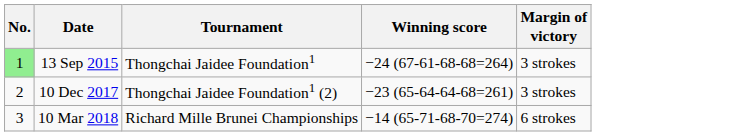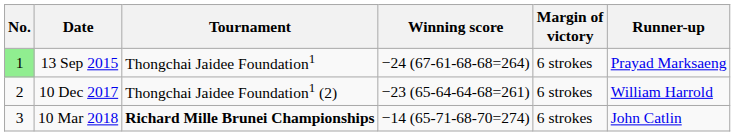+ column: (669, 26)
(548, 62) 3 strokes -> (565, 62) 6 strokes
(548, 91) 3 strokes -> (565, 91) 6 strokes
(242, 118) normal -> (250, 118) bold
